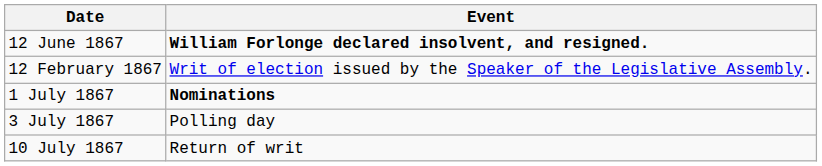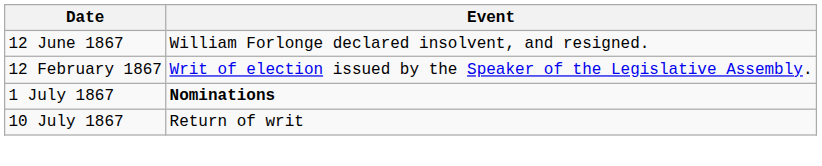(409, 44) bold -> (409, 44) normal
- row: (61, 122)
